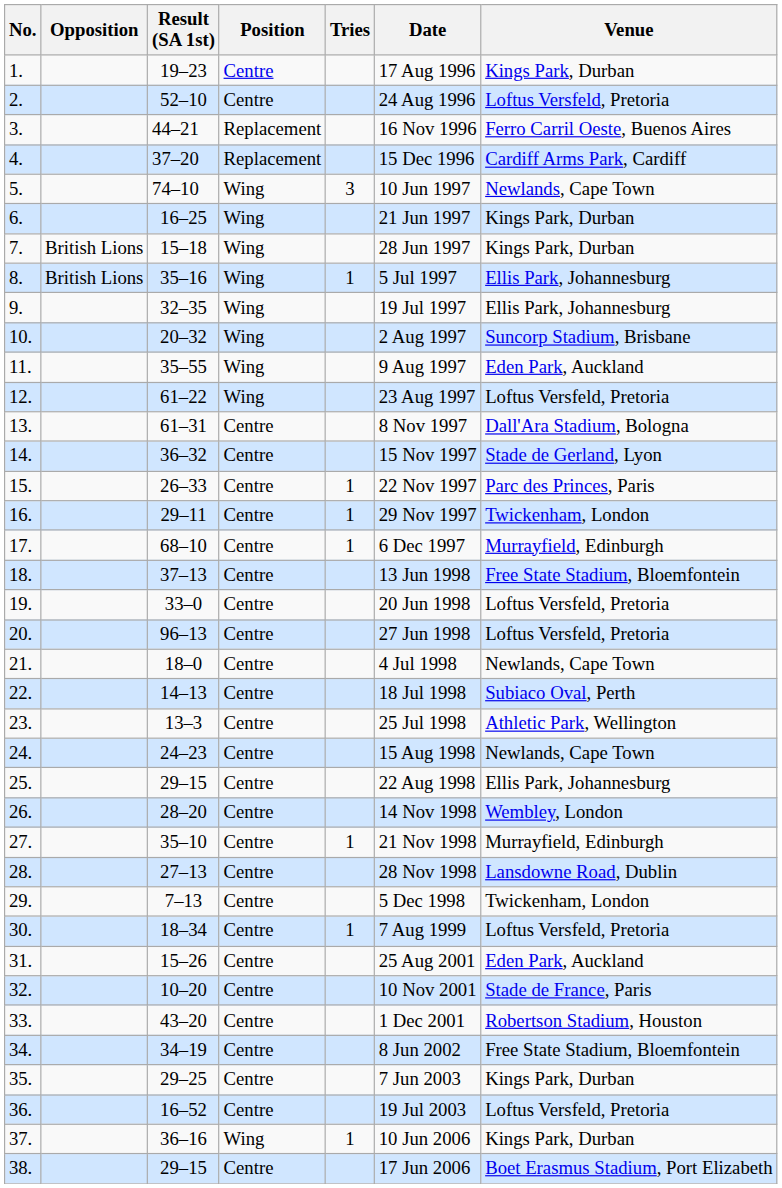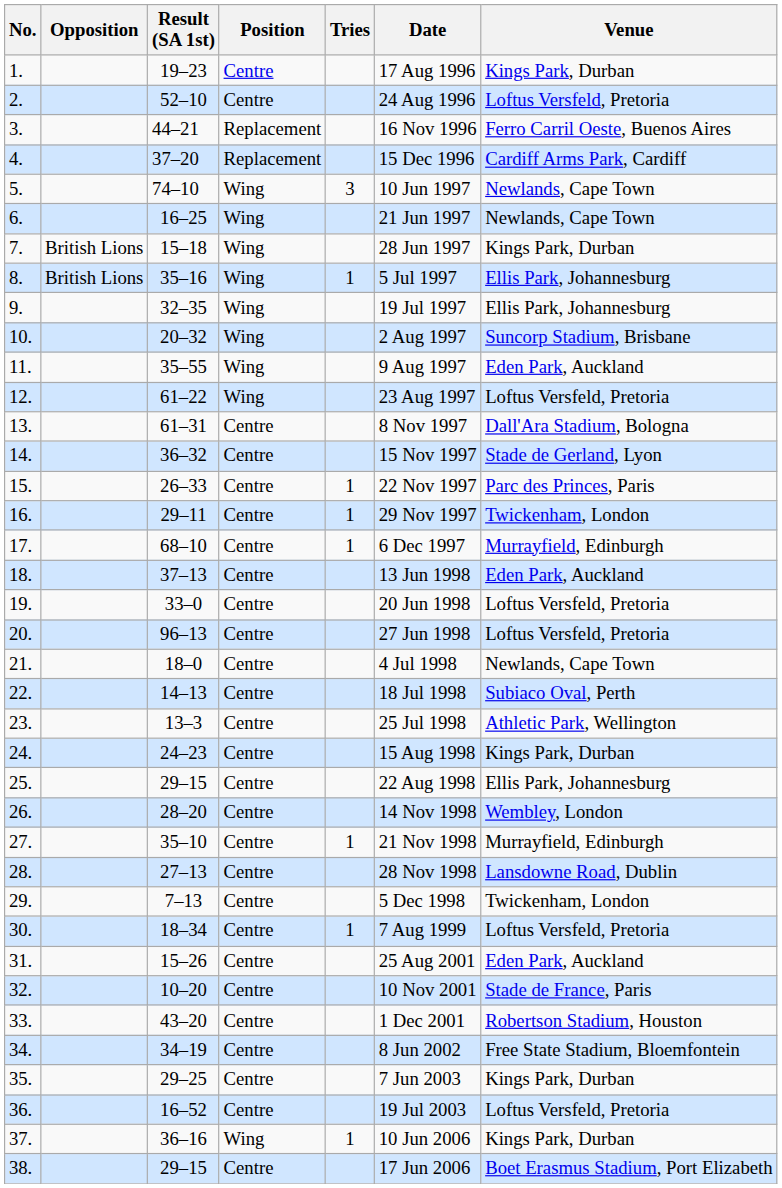(560, 218) Kings Park, Durban -> (570, 218) Newlands, Cape Town
(613, 574) Free State Stadium, Bloemfontein -> (564, 574) Eden Park, Auckland
(570, 752) Newlands, Cape Town -> (560, 752) Kings Park, Durban
